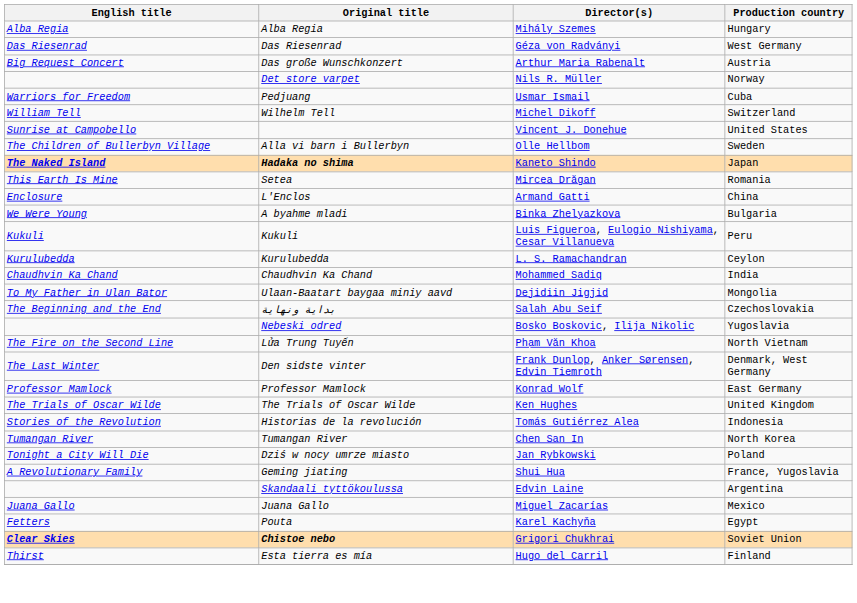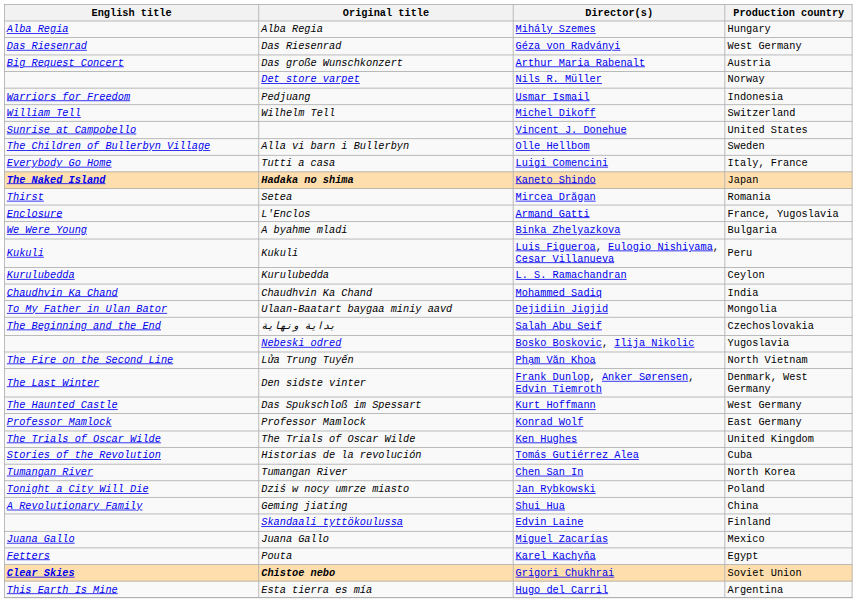(740, 96) Cuba -> (755, 96) Indonesia
+ row: (298, 163)
(62, 180) This Earth Is Mine -> (25, 197) Thirst
(743, 197) China -> (783, 214) France, Yugoslavia
+ row: (341, 405)
(755, 422) Indonesia -> (740, 456) Cuba
(783, 472) France, Yugoslavia -> (743, 506) China
(755, 489) Argentina -> (749, 523) Finland
(25, 556) Thirst -> (62, 590) This Earth Is Mine
(749, 556) Finland -> (755, 590) Argentina
